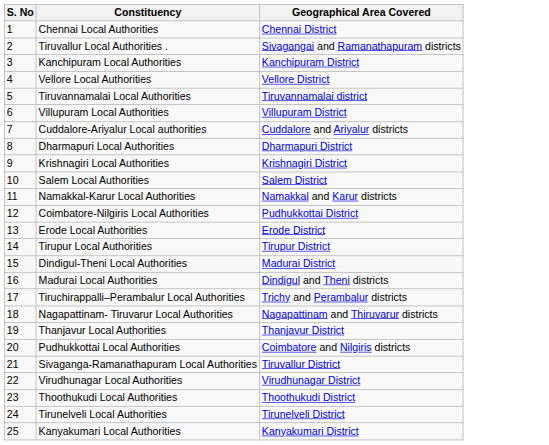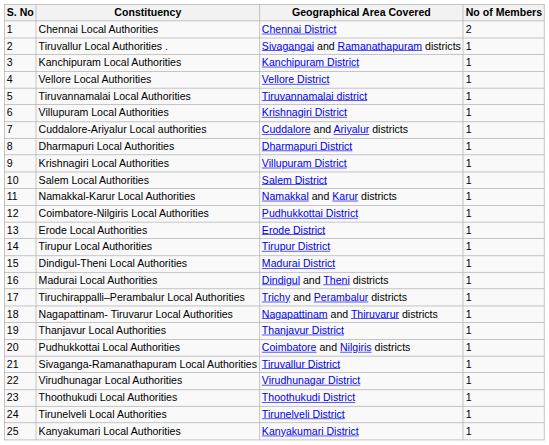+ column: (504, 12)
(304, 113) Villupuram District -> (304, 113) Krishnagiri District
(304, 163) Krishnagiri District -> (304, 163) Villupuram District
